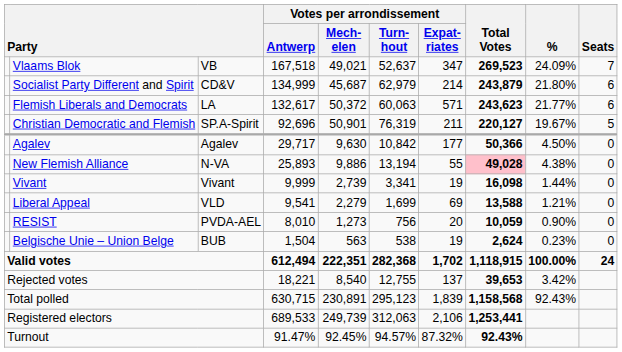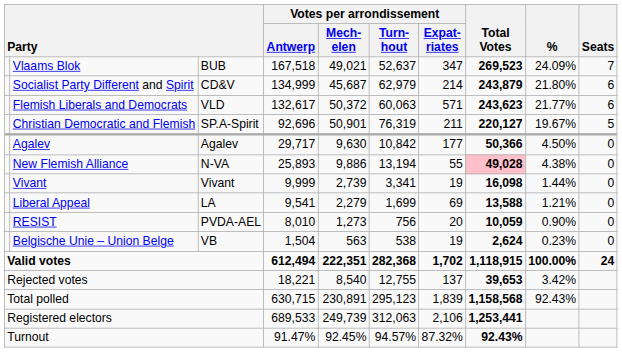(209, 66) VB -> (213, 66) BUB
(208, 104) LA -> (213, 104) VLD
(213, 202) VLD -> (208, 202) LA
(213, 241) BUB -> (209, 241) VB
